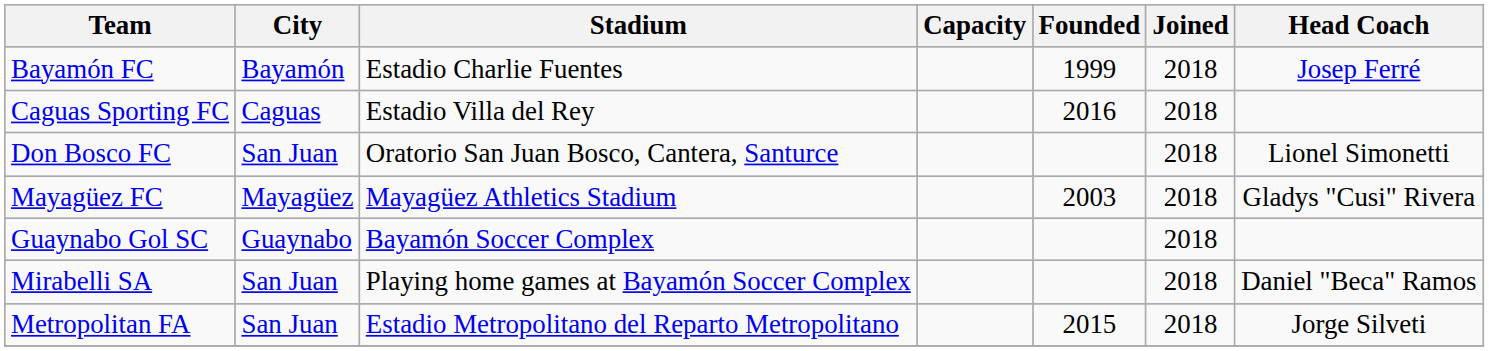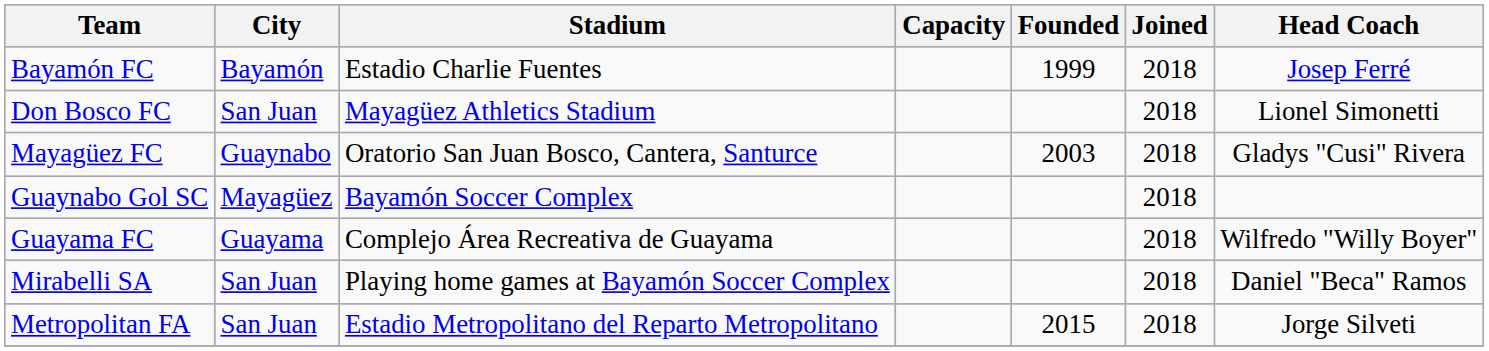- row: (120, 111)
(602, 153) Oratorio San Juan Bosco, Cantera, Santurce -> (500, 111) Mayagüez Athletics Stadium
(297, 196) Mayagüez -> (276, 153) Guaynabo
(521, 196) Mayagüez Athletics Stadium -> (581, 153) Oratorio San Juan Bosco, Cantera, Santurce
(297, 238) Guaynabo -> (277, 196) Mayagüez
+ row: (82, 238)
